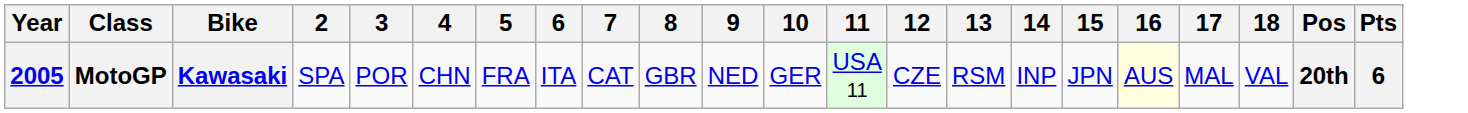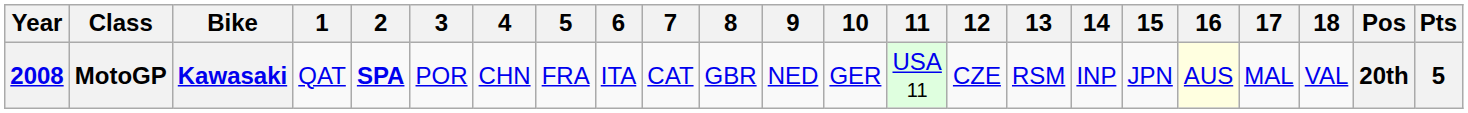+ column: (322, 23)
(37, 75) 2005 -> (37, 75) 2008
(321, 75) normal -> (381, 75) bold
(1379, 75) 6 -> (1438, 75) 5
